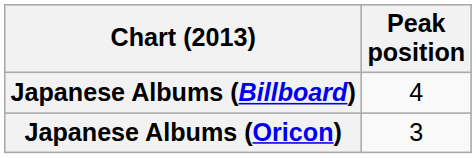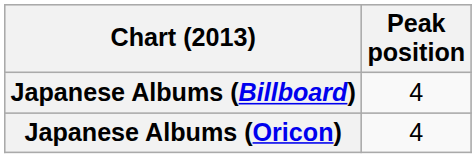(416, 132) 3 -> (416, 132) 4
